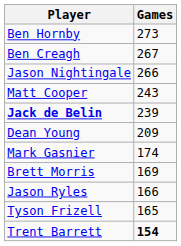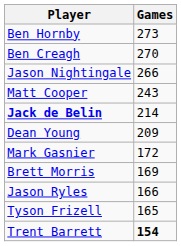(148, 54) 267 -> (148, 54) 270
(148, 113) 239 -> (148, 113) 214
(148, 152) 174 -> (148, 152) 172
